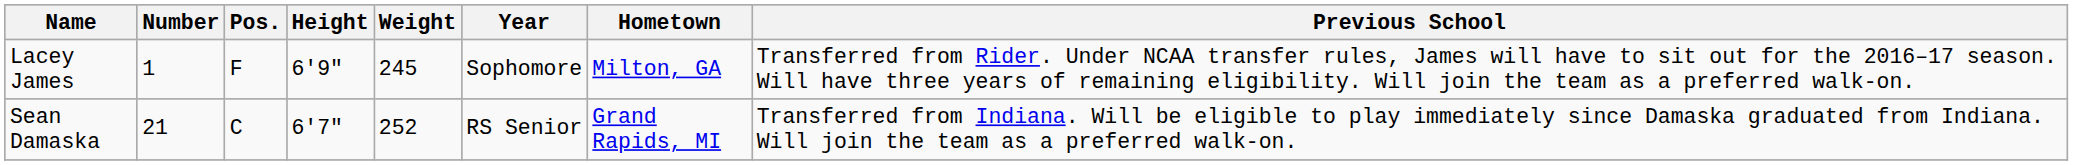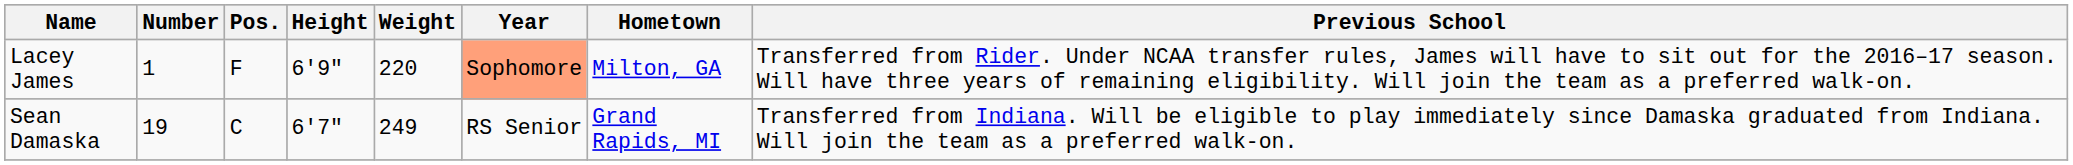(398, 70) 245 -> (398, 70) 220
(524, 70) no background -> (524, 70) lightsalmon background
(155, 129) 21 -> (155, 129) 19
(398, 129) 252 -> (398, 129) 249
